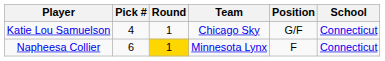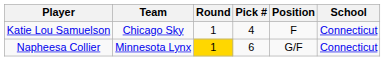columns swapped: (229, 13) <-> (131, 13)
(294, 30) G/F -> (293, 30) F
(293, 47) F -> (294, 47) G/F
